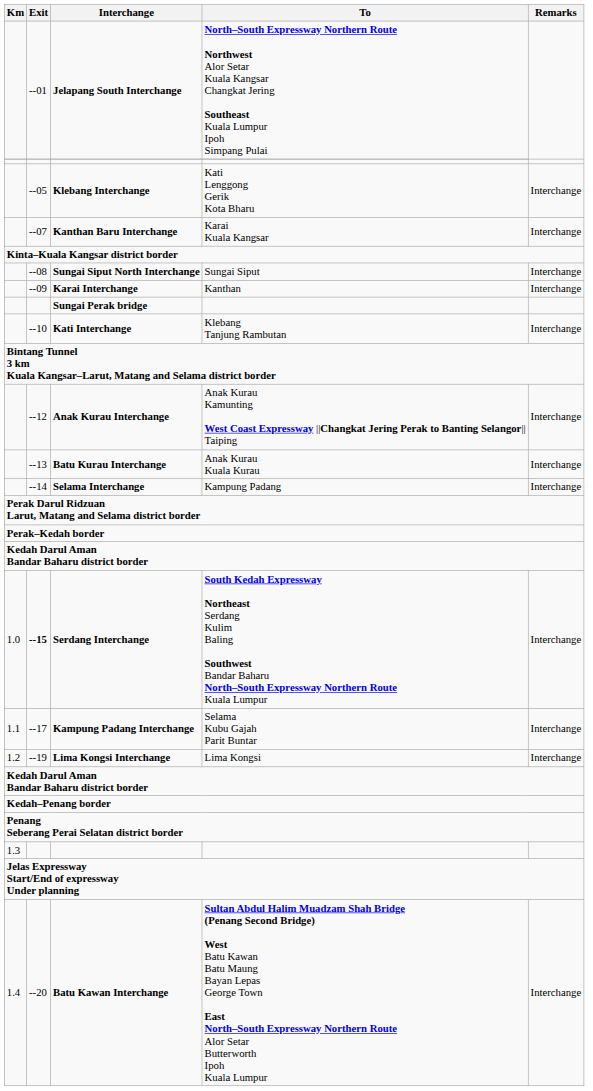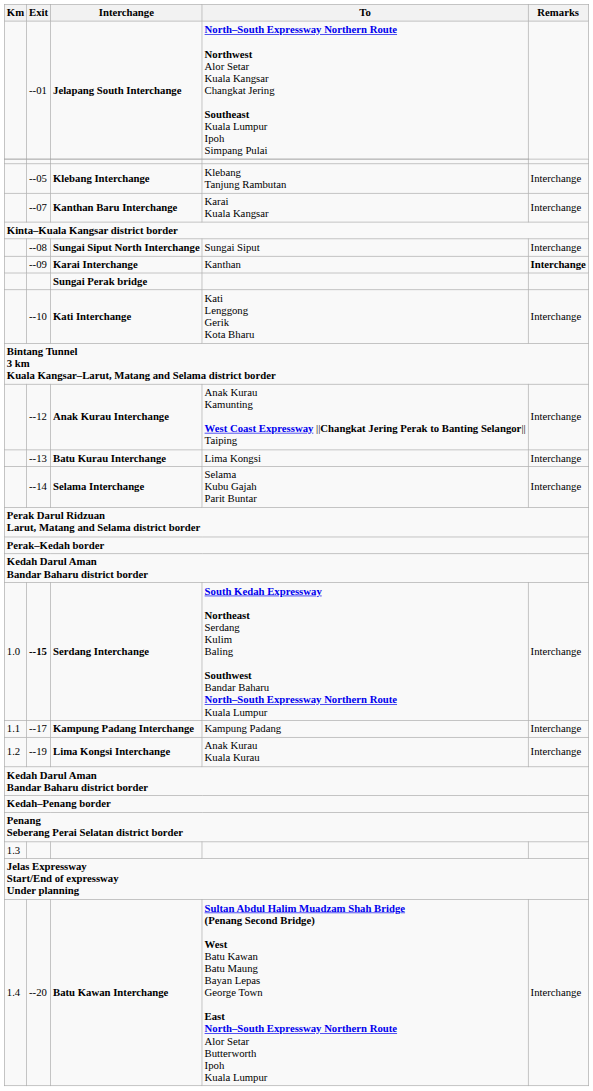(229, 190) Kati Lenggong Gerik Kota Bharu -> (245, 178) Klebang Tanjung Rambutan
(556, 288) normal -> (558, 264) bold
(245, 328) Klebang Tanjung Rambutan -> (229, 316) Kati Lenggong Gerik Kota Bharu
(232, 464) Anak Kurau Kuala Kurau -> (233, 458) Lima Kongsi
(243, 487) Kampung Padang -> (231, 487) Selama Kubu Gajah Parit Buntar
(231, 729) Selama Kubu Gajah Parit Buntar -> (243, 729) Kampung Padang
(233, 758) Lima Kongsi -> (232, 752) Anak Kurau Kuala Kurau
